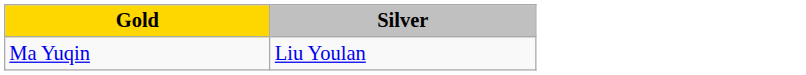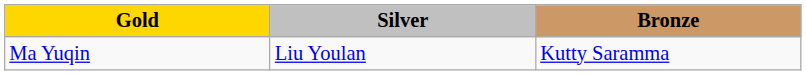+ column: (668, 20)
